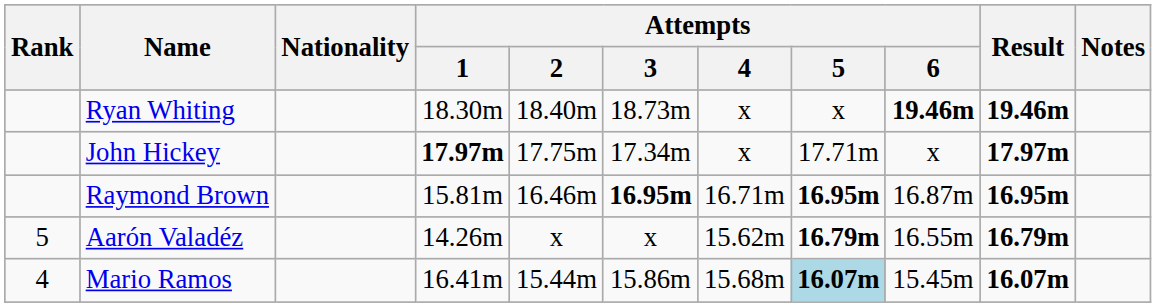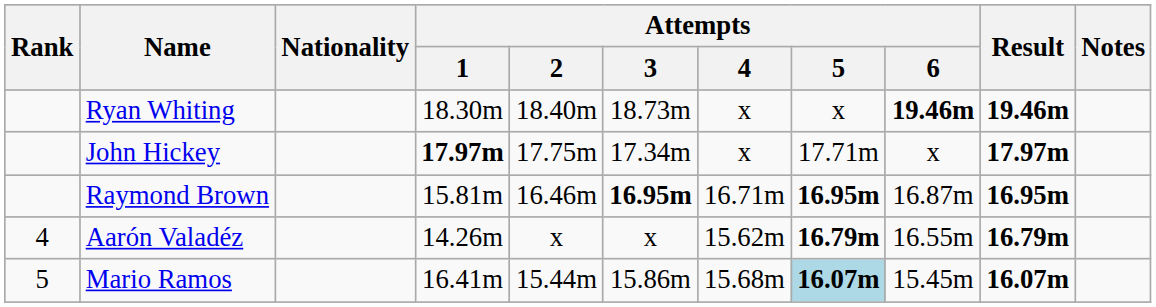(42, 237) 5 -> (42, 237) 4
(42, 279) 4 -> (42, 279) 5
